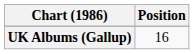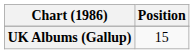(162, 37) 16 -> (162, 37) 15
